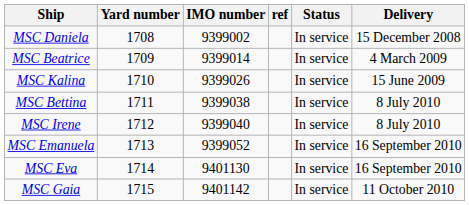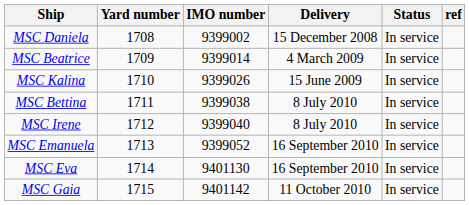columns swapped: (408, 15) <-> (280, 15)
